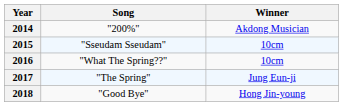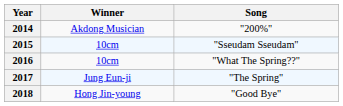columns swapped: (272, 12) <-> (123, 12)
